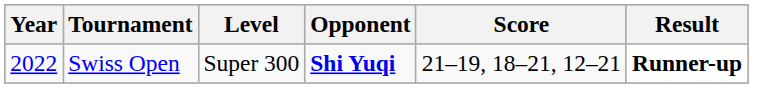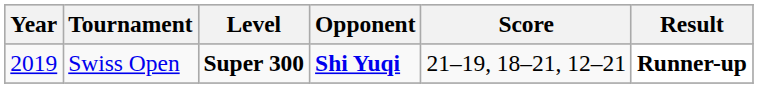(34, 62) 2022 -> (34, 62) 2019
(251, 62) normal -> (254, 62) bold
